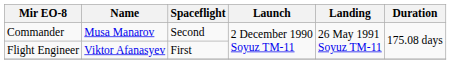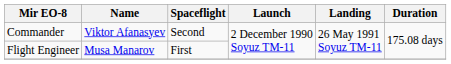(119, 31) Musa Manarov -> (125, 31) Viktor Afanasyev
(125, 50) Viktor Afanasyev -> (119, 50) Musa Manarov
